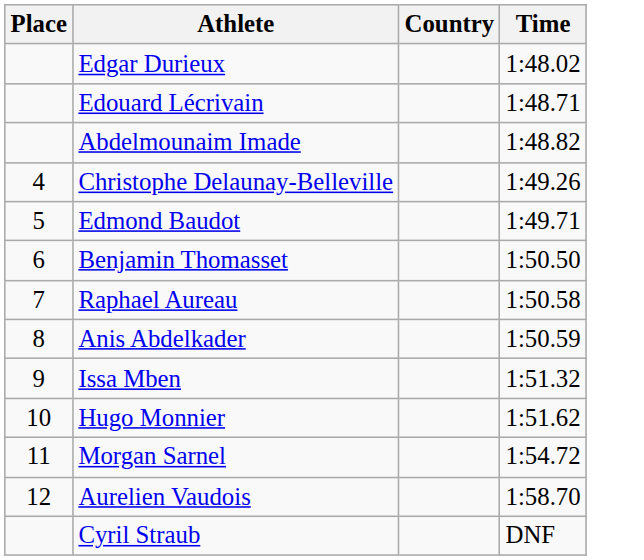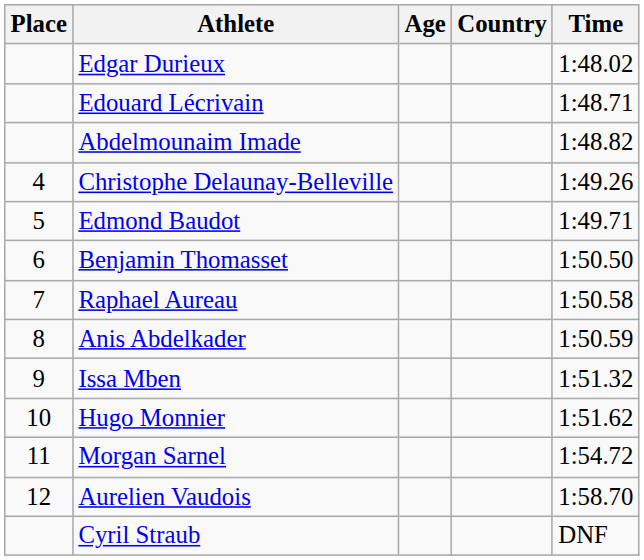+ column: (425, 24)
